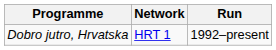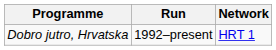columns swapped: (230, 14) <-> (159, 14)
